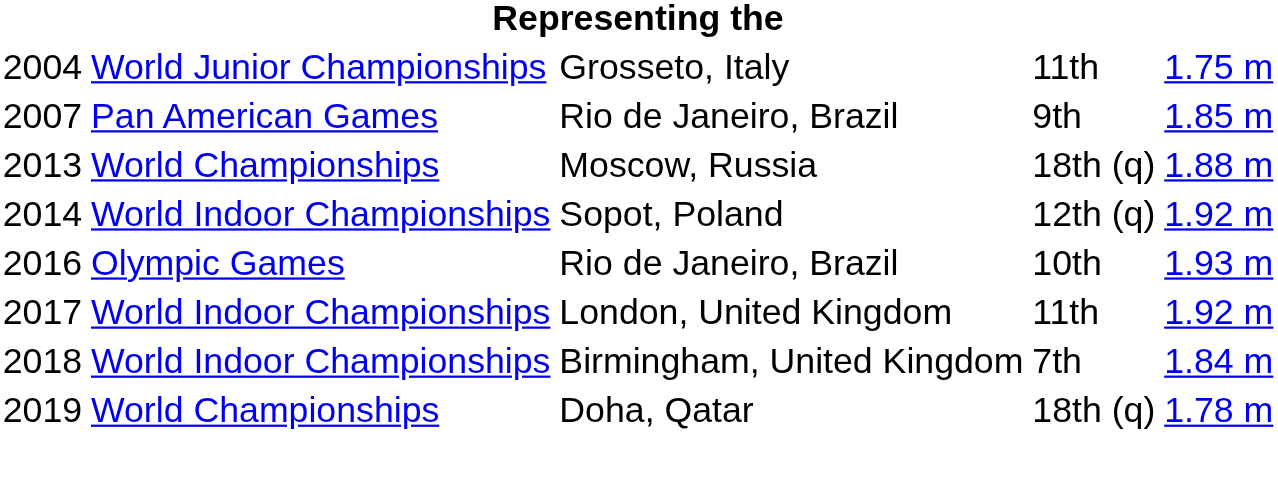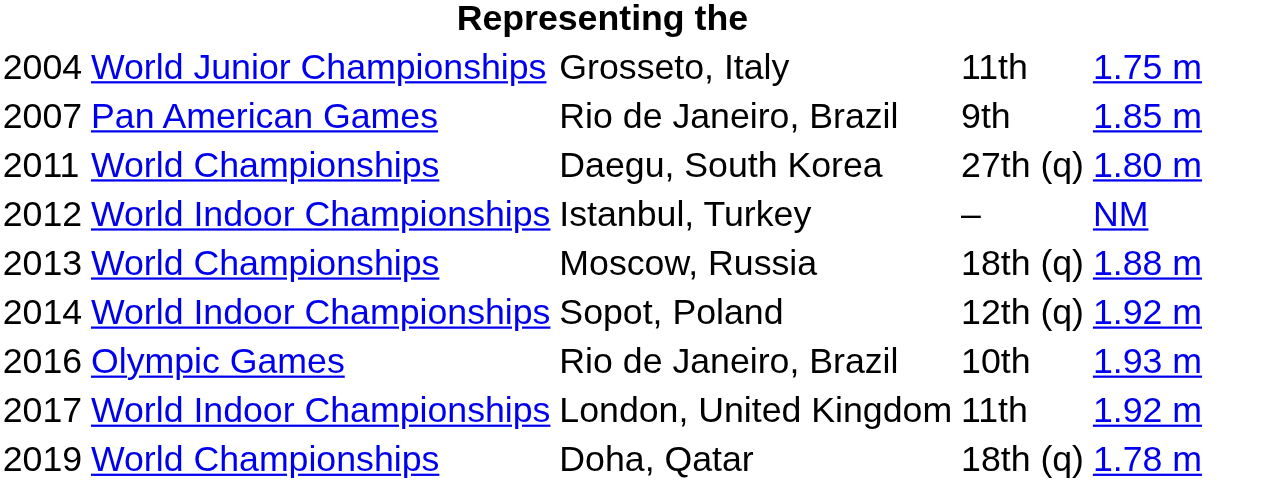+ row: (41, 165)
+ row: (42, 214)
- row: (42, 361)
